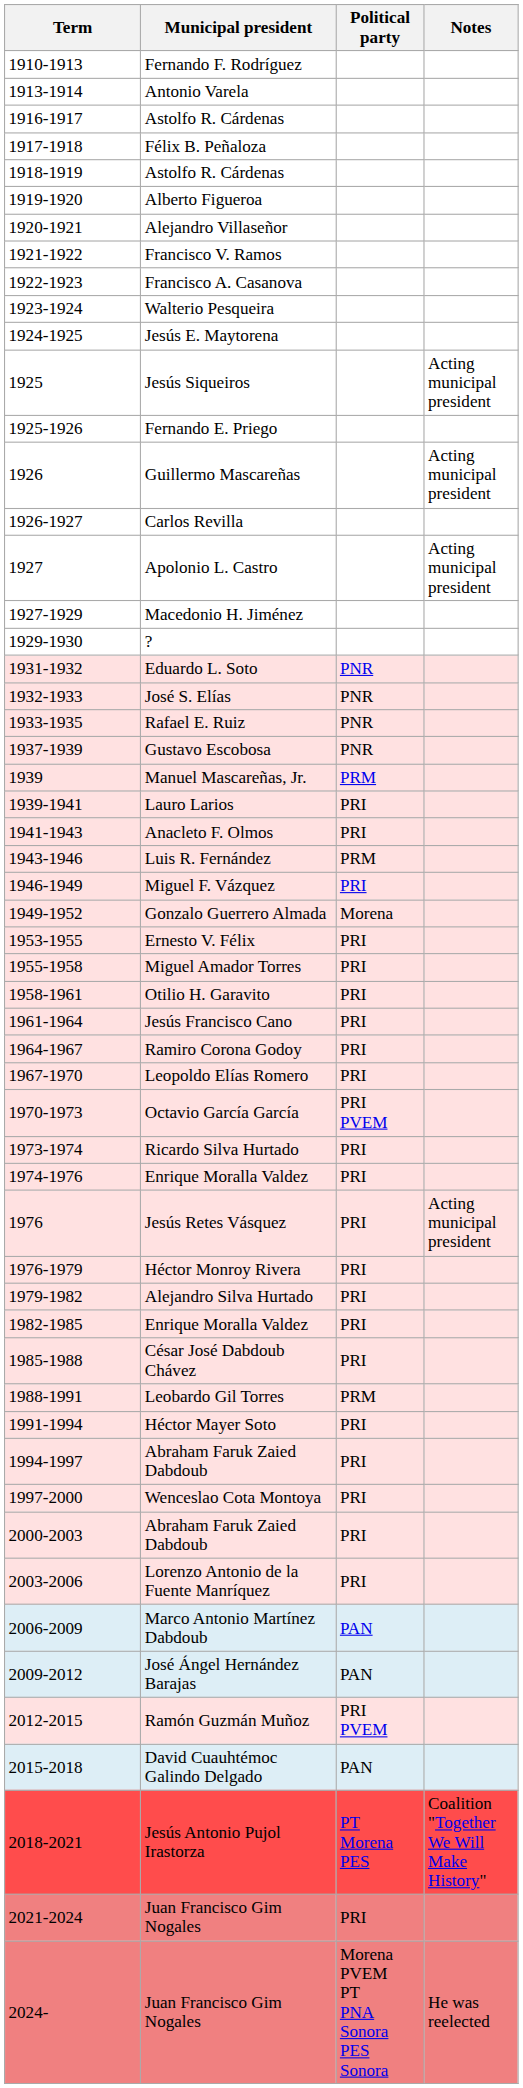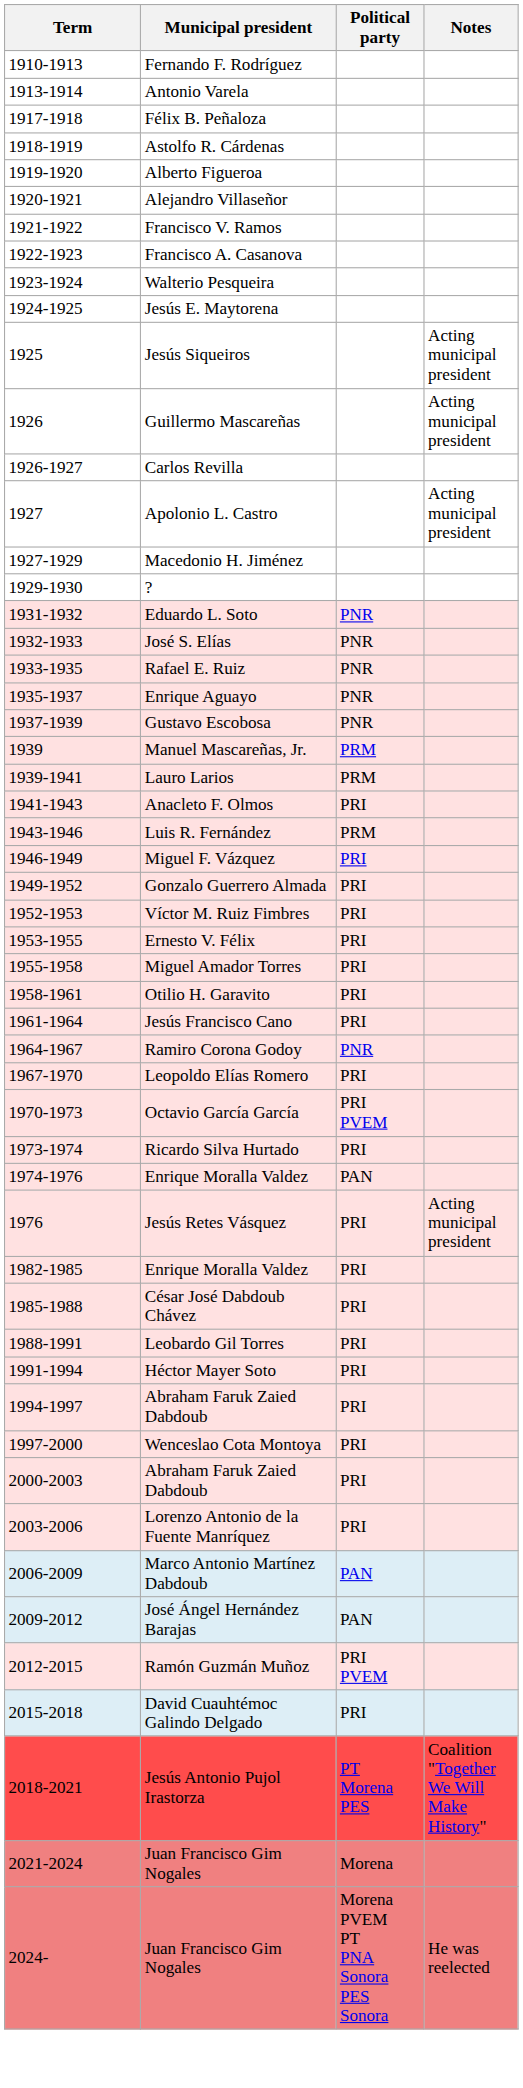- row: (46, 118)
- row: (46, 428)
+ row: (46, 695)
(353, 804) PRI -> (358, 777) PRM
(367, 913) Morena -> (353, 885) PRI
+ row: (46, 913)
(353, 1048) PRI -> (357, 1048) PNR
(353, 1176) PRI -> (356, 1176) PAN
- row: (46, 1269)
- row: (46, 1296)
(358, 1397) PRM -> (353, 1343) PRI
(356, 1766) PAN -> (353, 1712) PRI
(353, 1917) PRI -> (367, 1863) Morena
